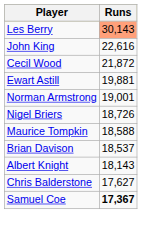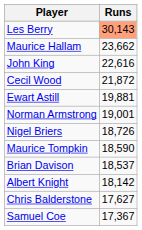+ row: (44, 47)
(118, 132) 18,588 -> (118, 149) 18,590
(118, 166) 18,143 -> (118, 183) 18,142
(118, 200) bold -> (118, 217) normal
